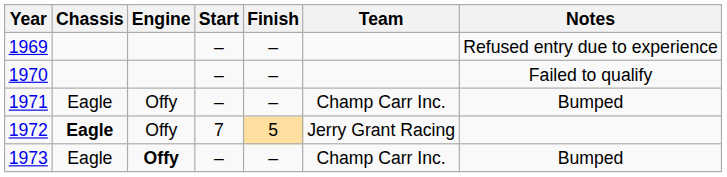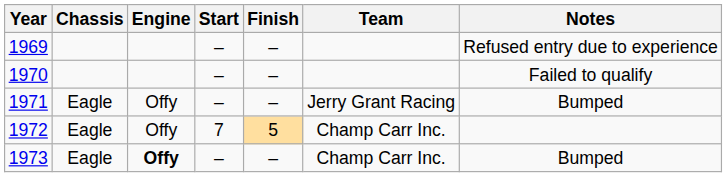(381, 102) Champ Carr Inc. -> (381, 102) Jerry Grant Racing
(90, 130) bold -> (90, 130) normal
(381, 130) Jerry Grant Racing -> (381, 130) Champ Carr Inc.
